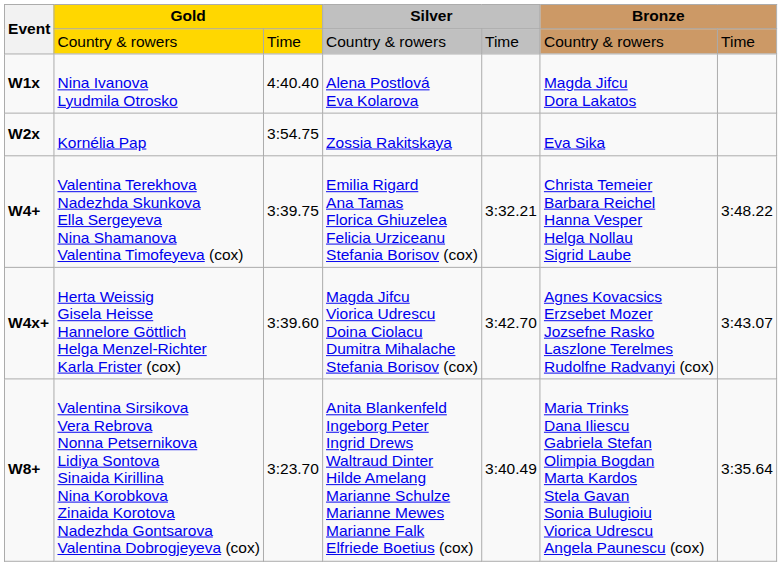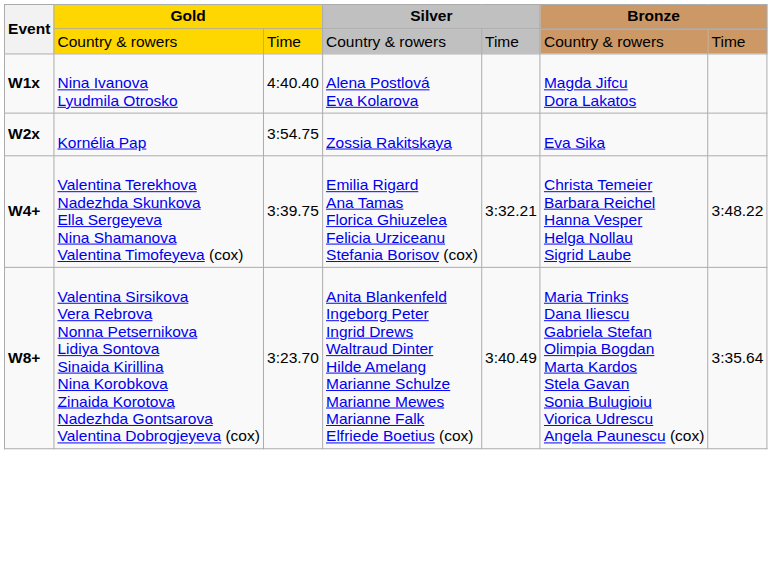- row: (29, 323)
